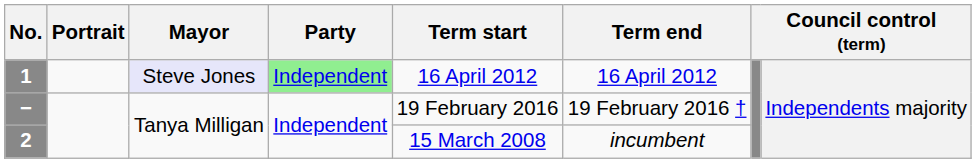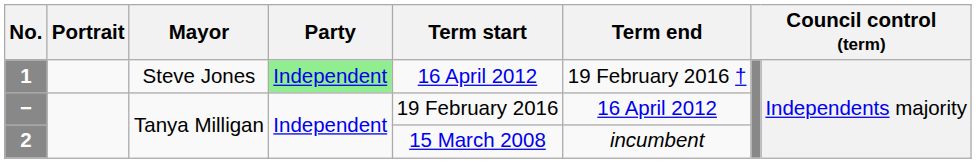(199, 76) lavender background -> (199, 76) no background
(657, 76) 16 April 2012 -> (657, 76) 19 February 2016 †
(657, 108) 19 February 2016 † -> (657, 108) 16 April 2012
